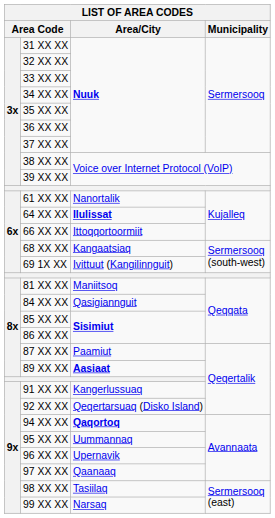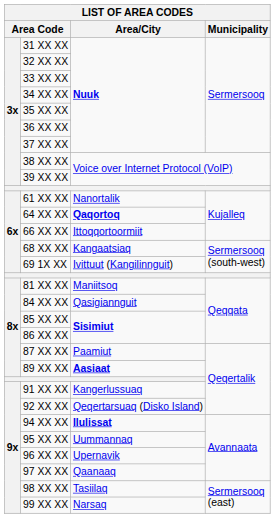(92, 215) Ilulissat -> (96, 215) Qaqortoq
(96, 422) Qaqortoq -> (92, 422) Ilulissat
